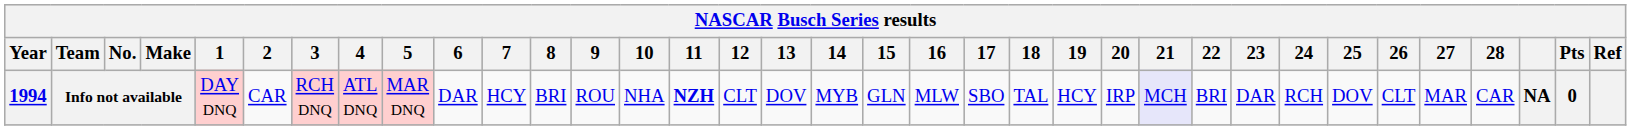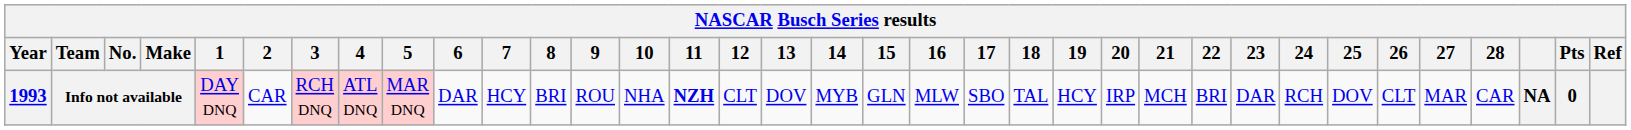(28, 97) 1994 -> (28, 97) 1993
(1165, 97) lavender background -> (1165, 97) no background
